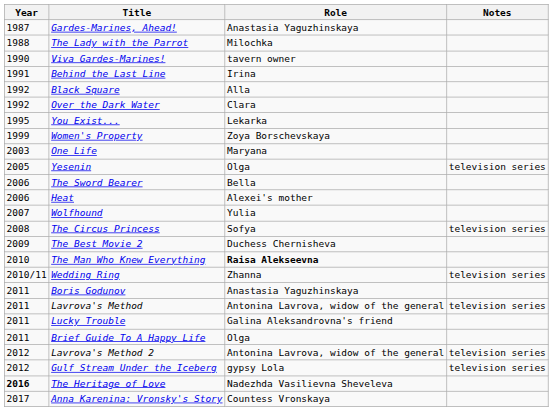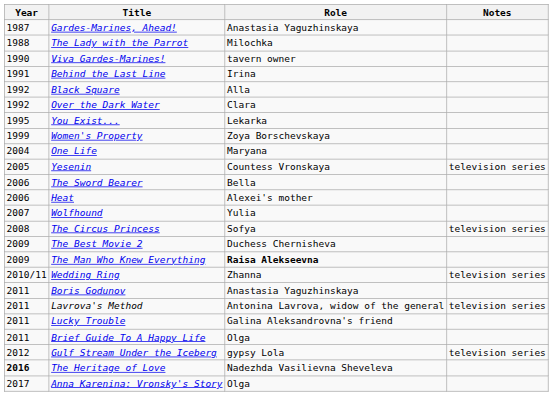(18, 151) 2003 -> (18, 151) 2004
(239, 167) Olga -> (278, 167) Countess Vronskaya
(18, 260) 2010 -> (18, 260) 2009
- row: (103, 352)
(278, 399) Countess Vronskaya -> (239, 383) Olga
